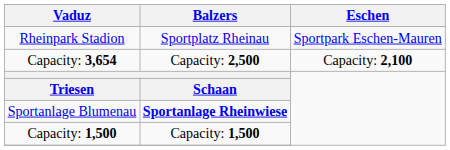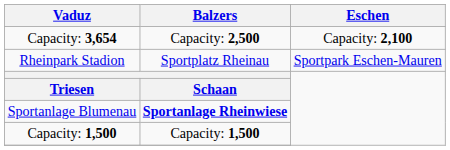rows swapped: (72, 37) <-> (72, 60)
